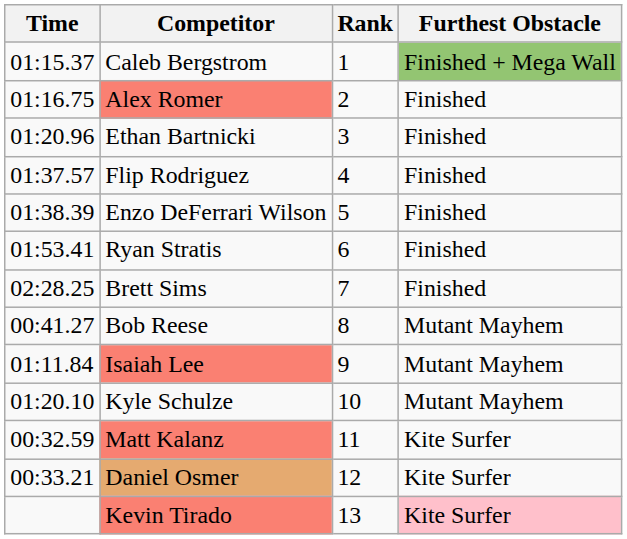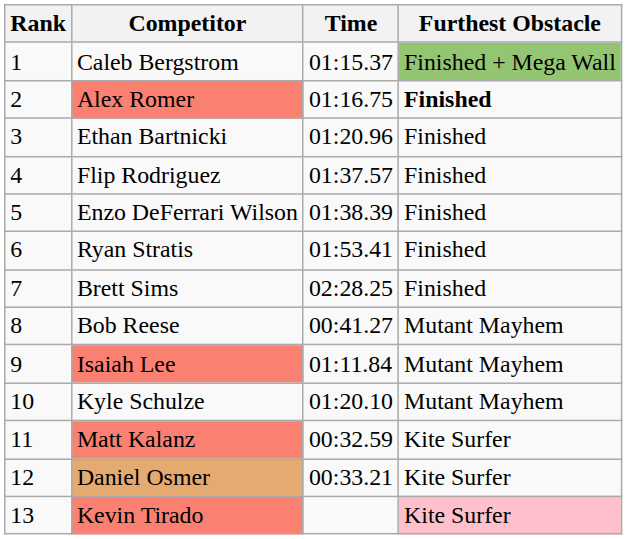columns swapped: (365, 23) <-> (52, 23)
(445, 99) normal -> (448, 99) bold
